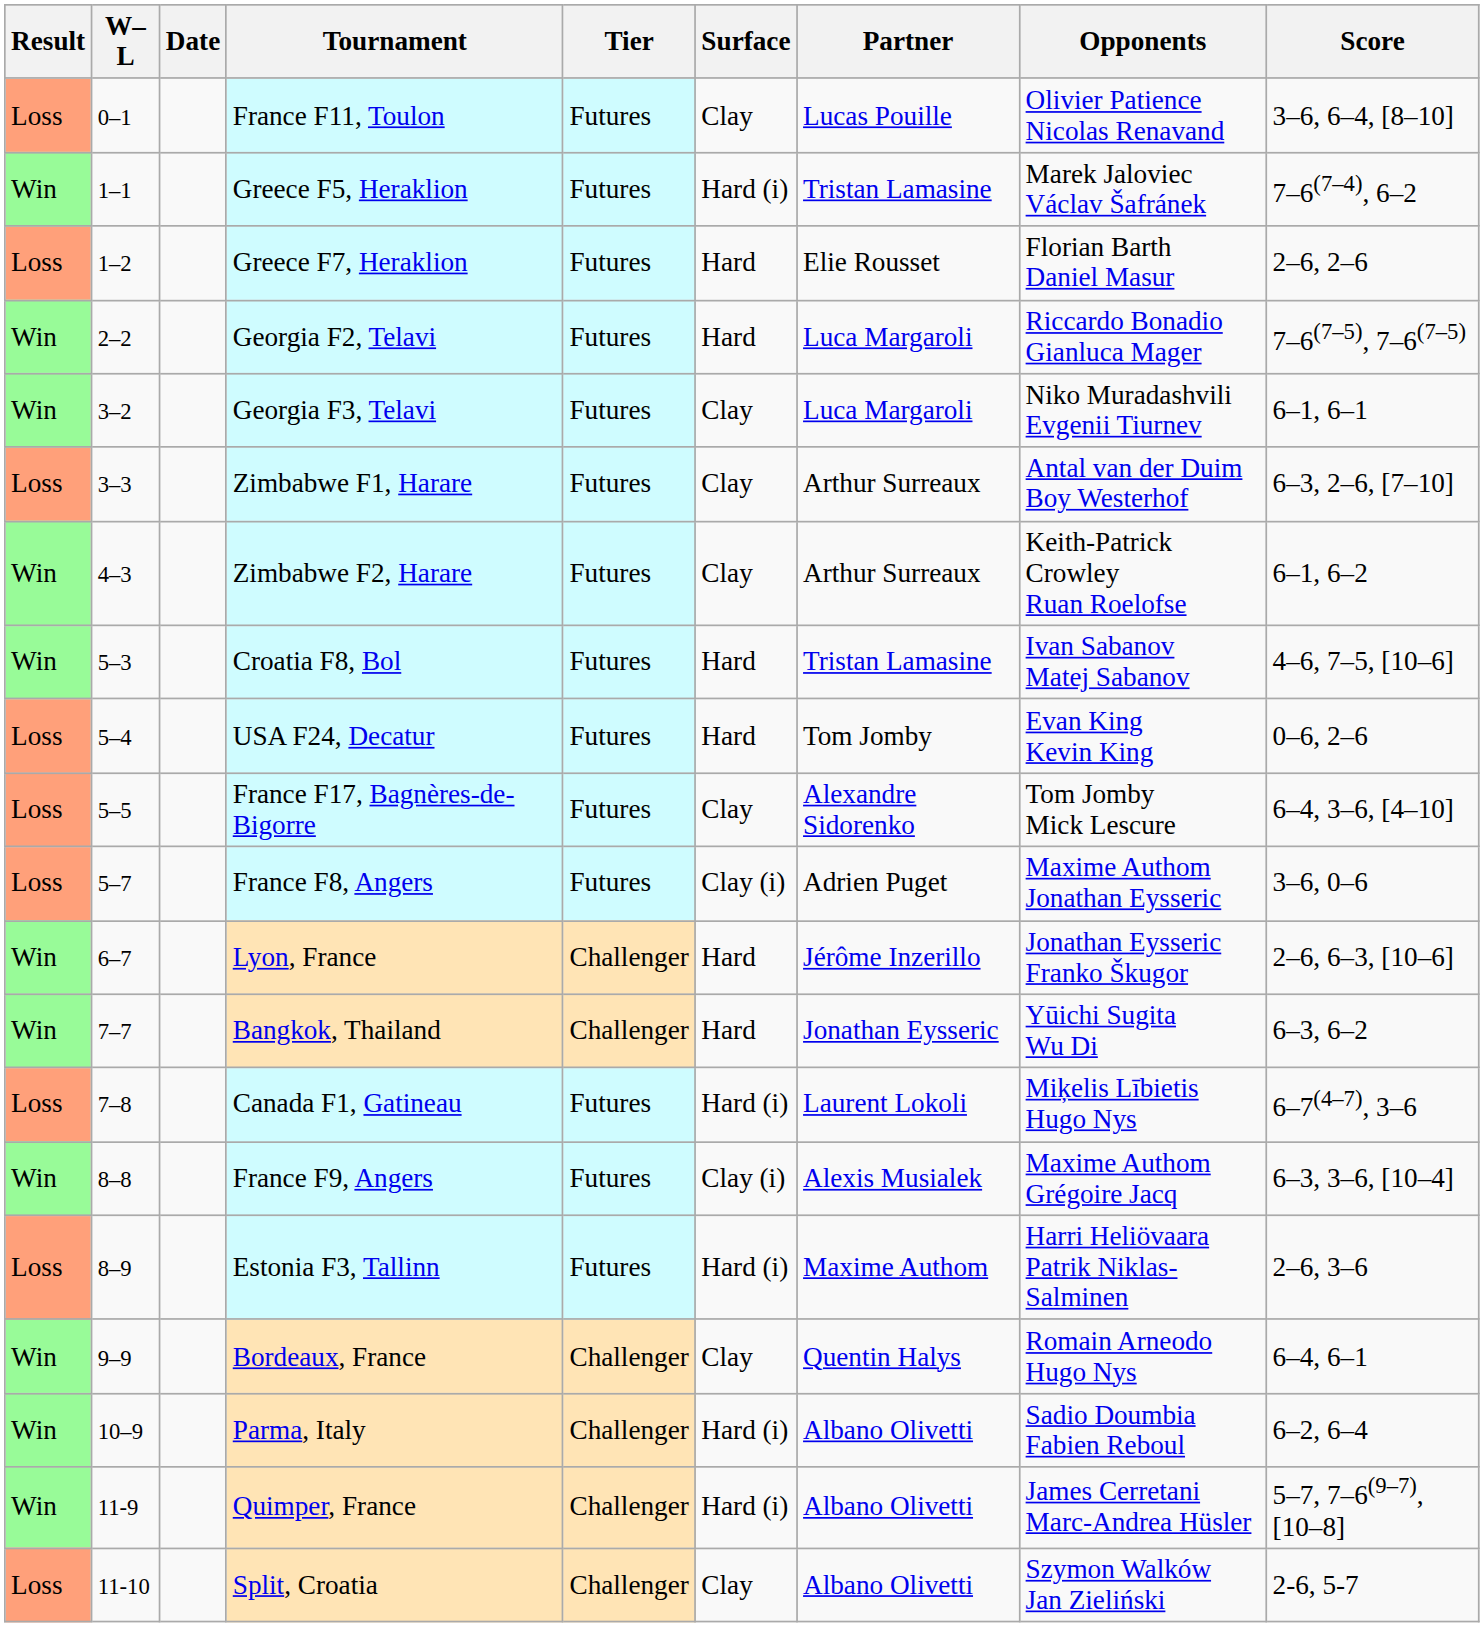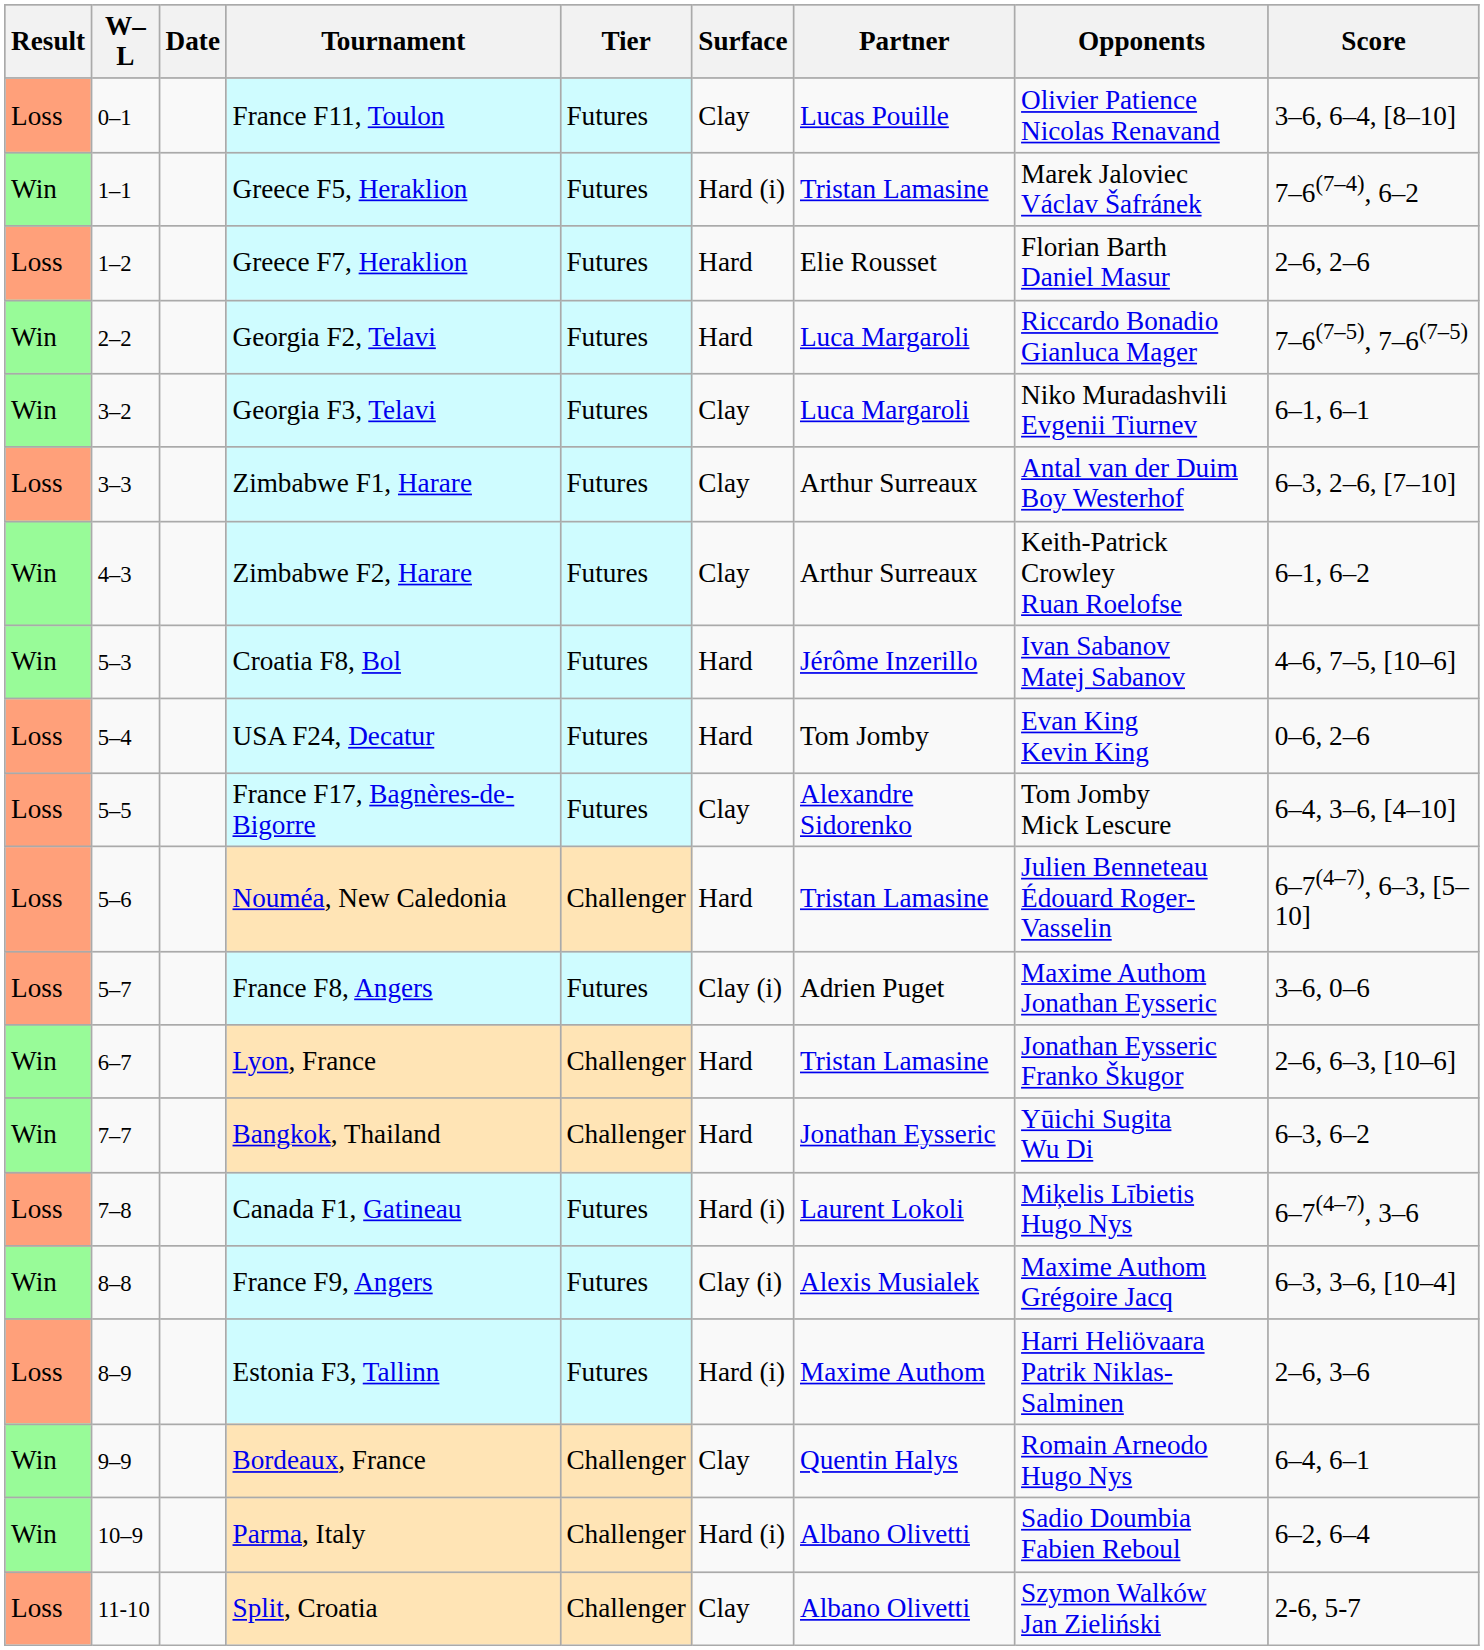(897, 661) Tristan Lamasine -> (889, 661) Jérôme Inzerillo
+ row: (370, 898)
(892, 956) Jérôme Inzerillo -> (894, 1061) Tristan Lamasine
- row: (324, 1507)
